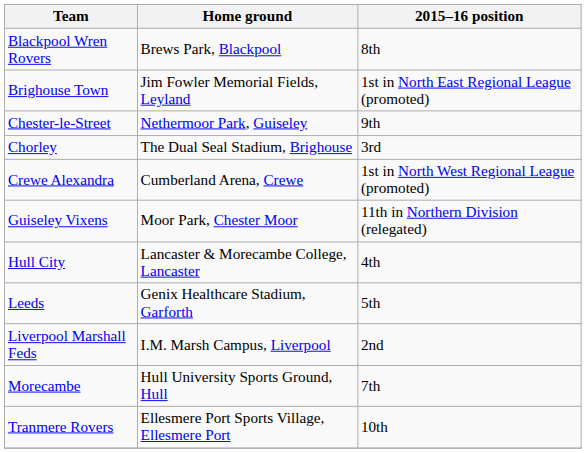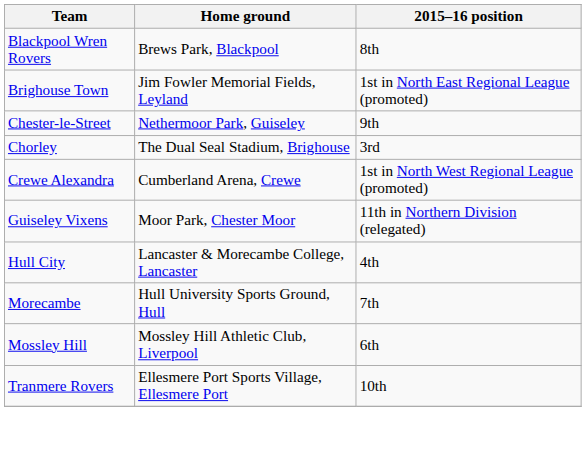- row: (26, 303)
- row: (67, 344)
+ row: (47, 344)
